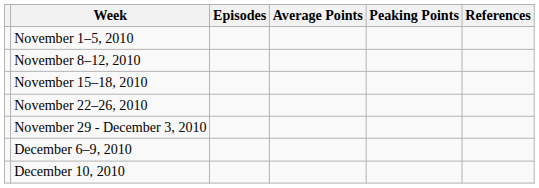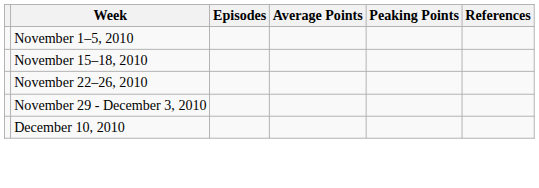- row: (77, 60)
- row: (73, 149)
